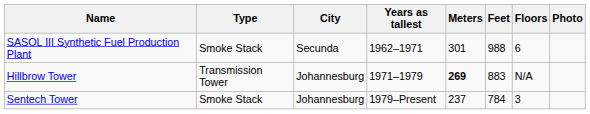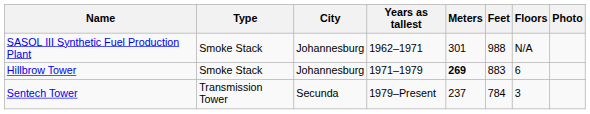(317, 48) Secunda -> (330, 48) Johannesburg
(518, 48) 6 -> (524, 48) N/A
(231, 77) Transmission Tower -> (231, 71) Smoke Stack
(524, 77) N/A -> (518, 71) 6
(231, 100) Smoke Stack -> (231, 94) Transmission Tower
(330, 100) Johannesburg -> (317, 94) Secunda
